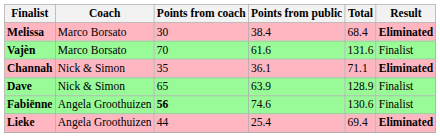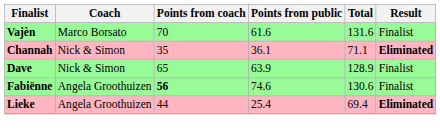- row: (26, 31)
